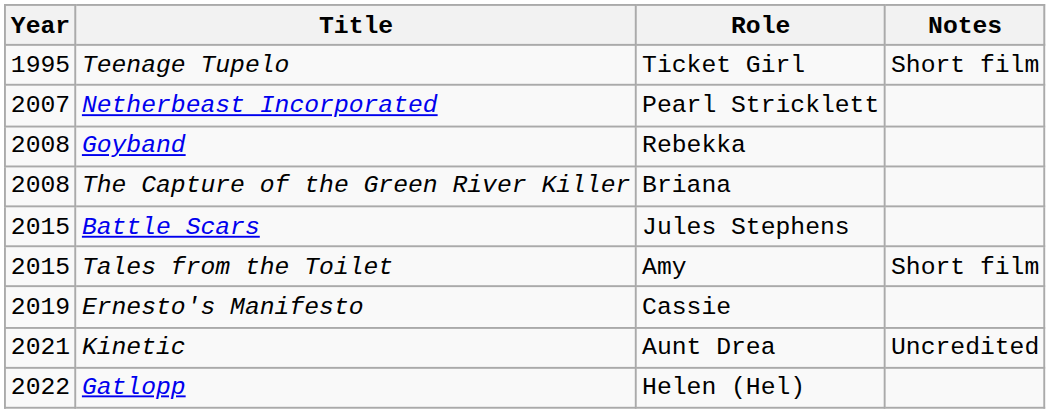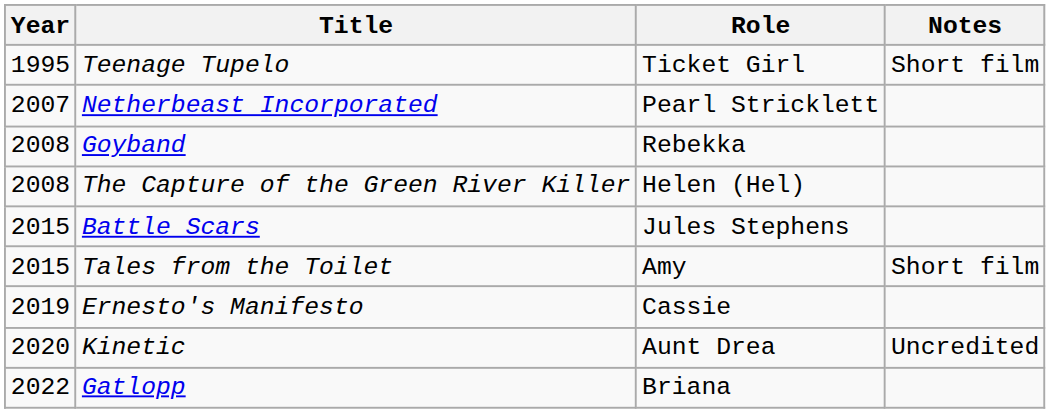(687, 186) Briana -> (724, 186) Helen (Hel)
(40, 347) 2021 -> (40, 347) 2020
(724, 387) Helen (Hel) -> (687, 387) Briana
